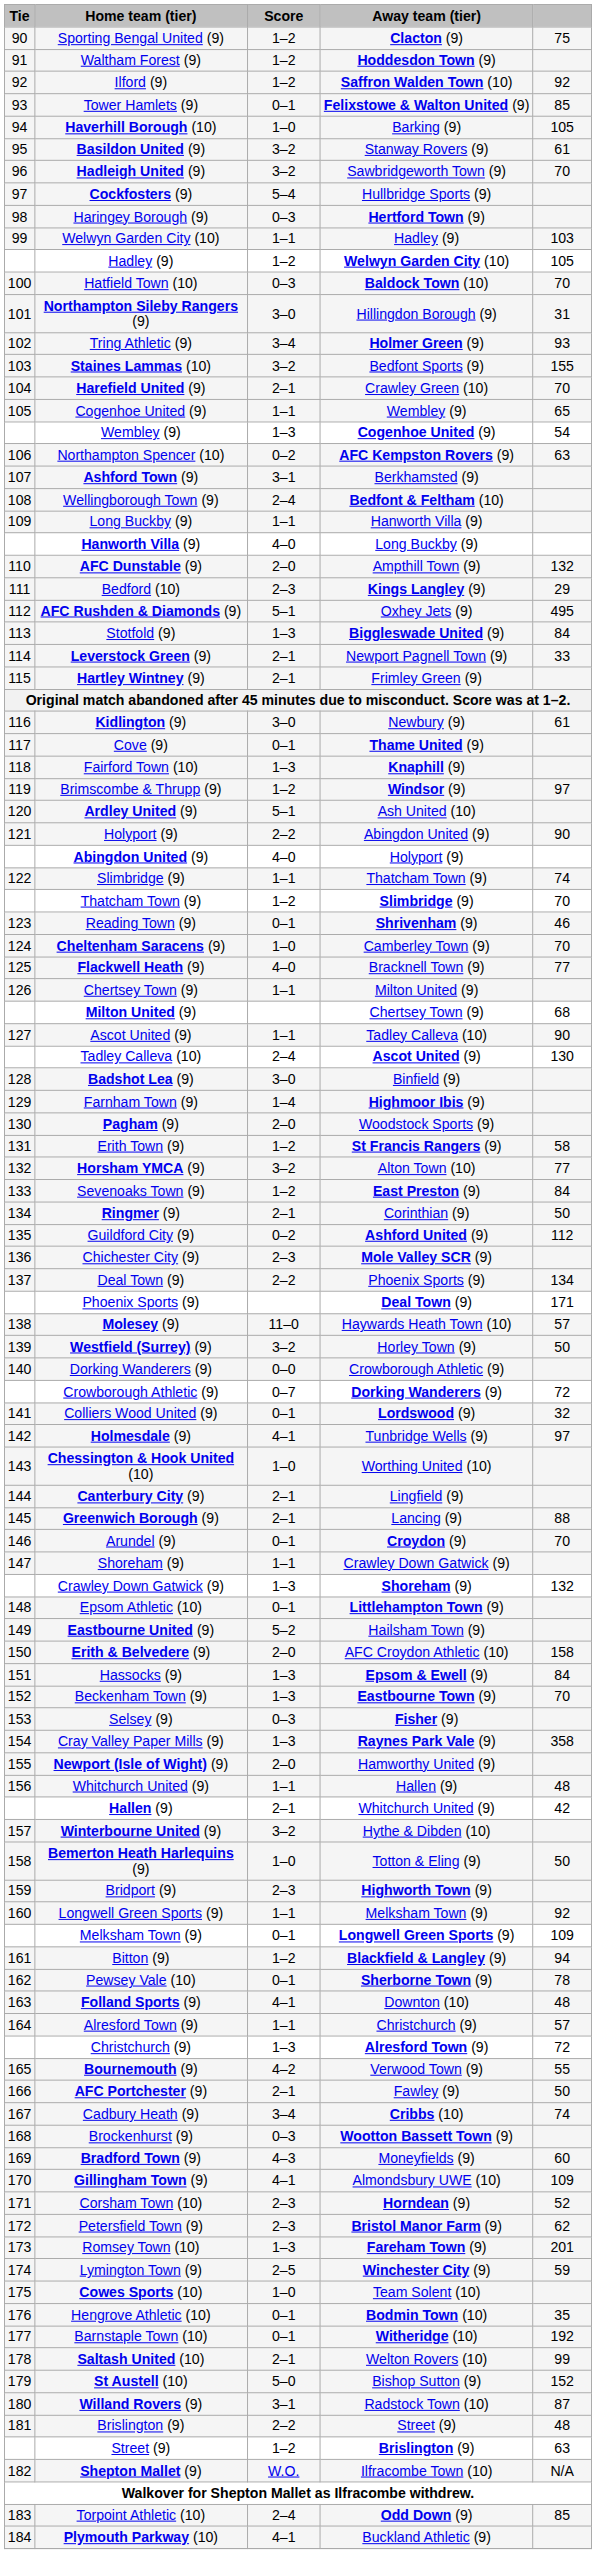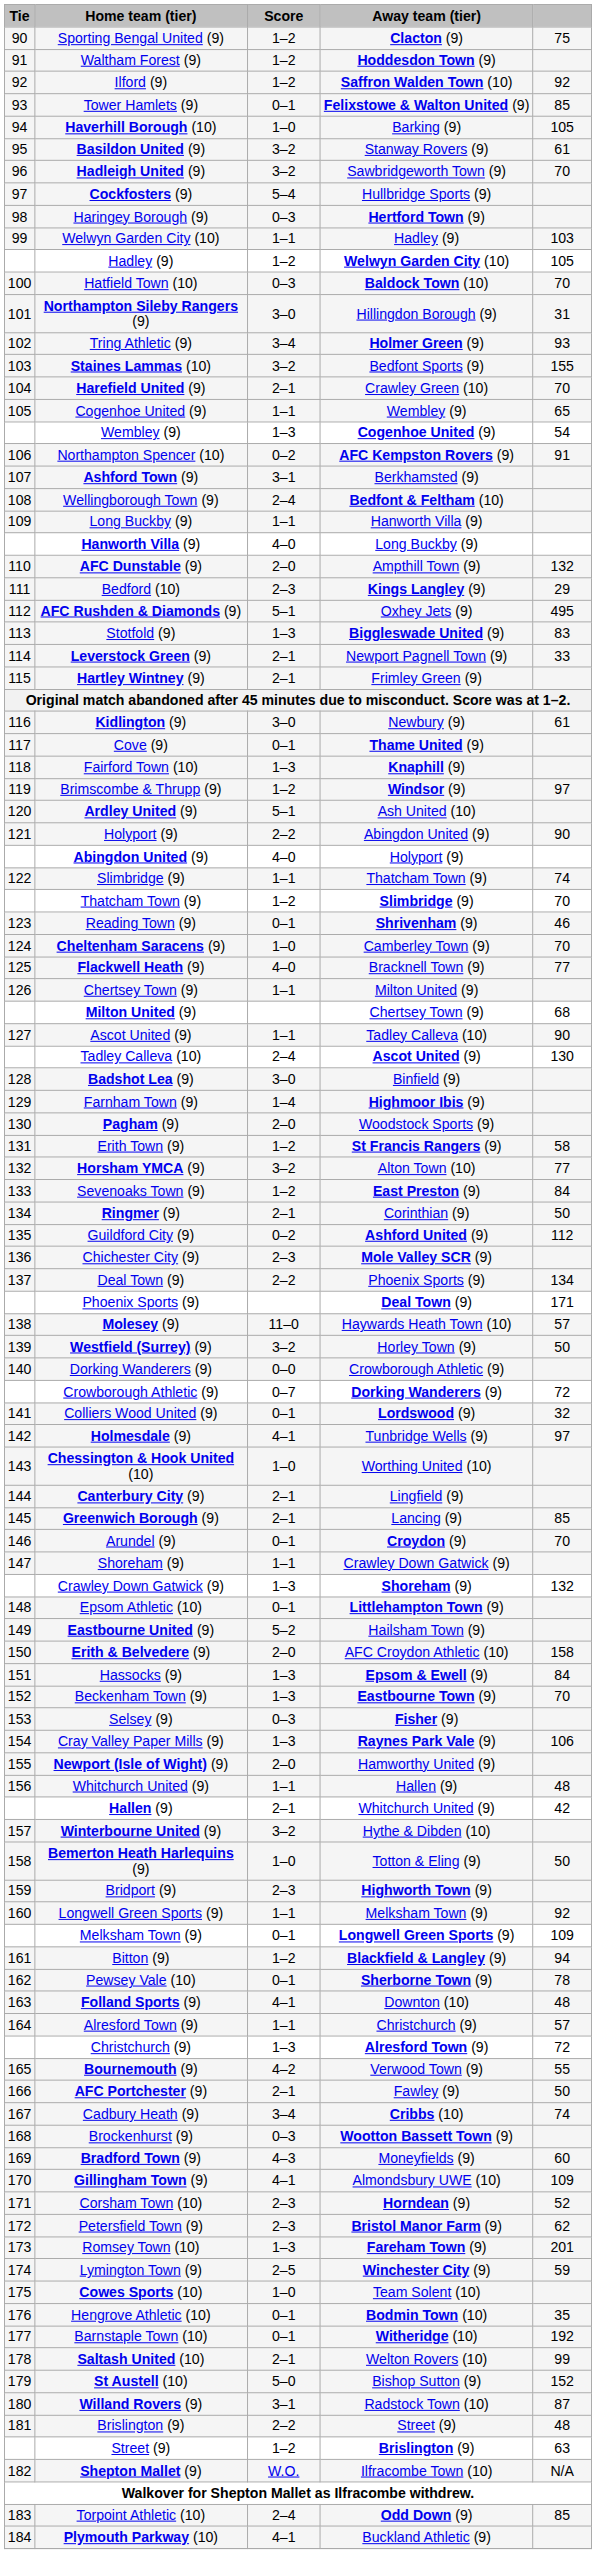(562, 455) 63 -> (562, 455) 91
(562, 634) 84 -> (562, 634) 83
(562, 1519) 88 -> (562, 1519) 85
(562, 1742) 358 -> (562, 1742) 106
